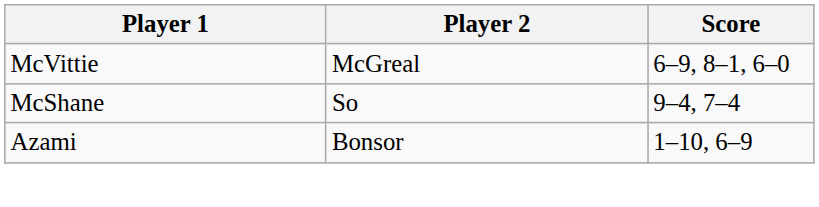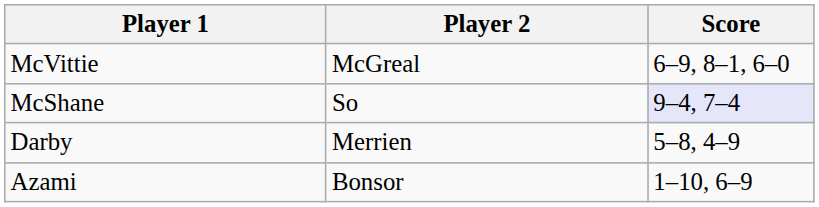(697, 102) no background -> (697, 102) lavender background
+ row: (41, 142)
